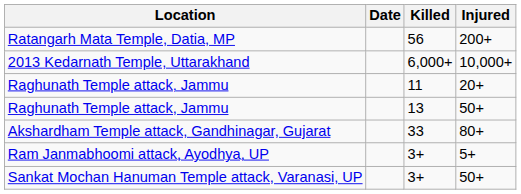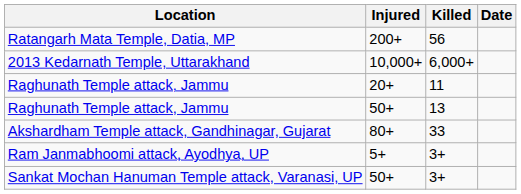columns swapped: (385, 16) <-> (486, 16)
